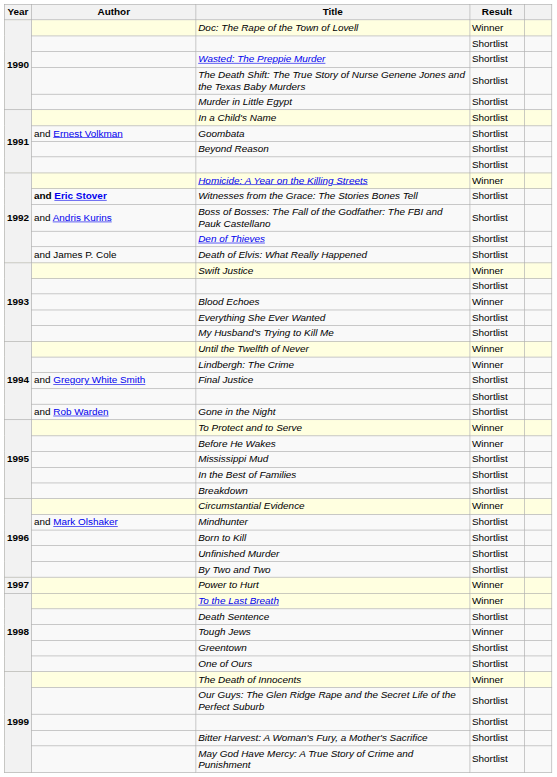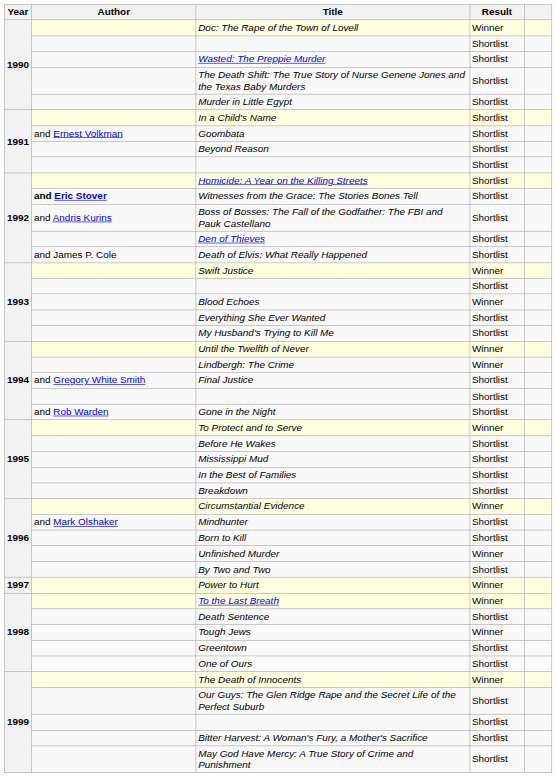(488, 180) Winner -> (490, 180) Shortlist
(488, 443) Winner -> (490, 443) Shortlist
(490, 553) Shortlist -> (488, 553) Winner
